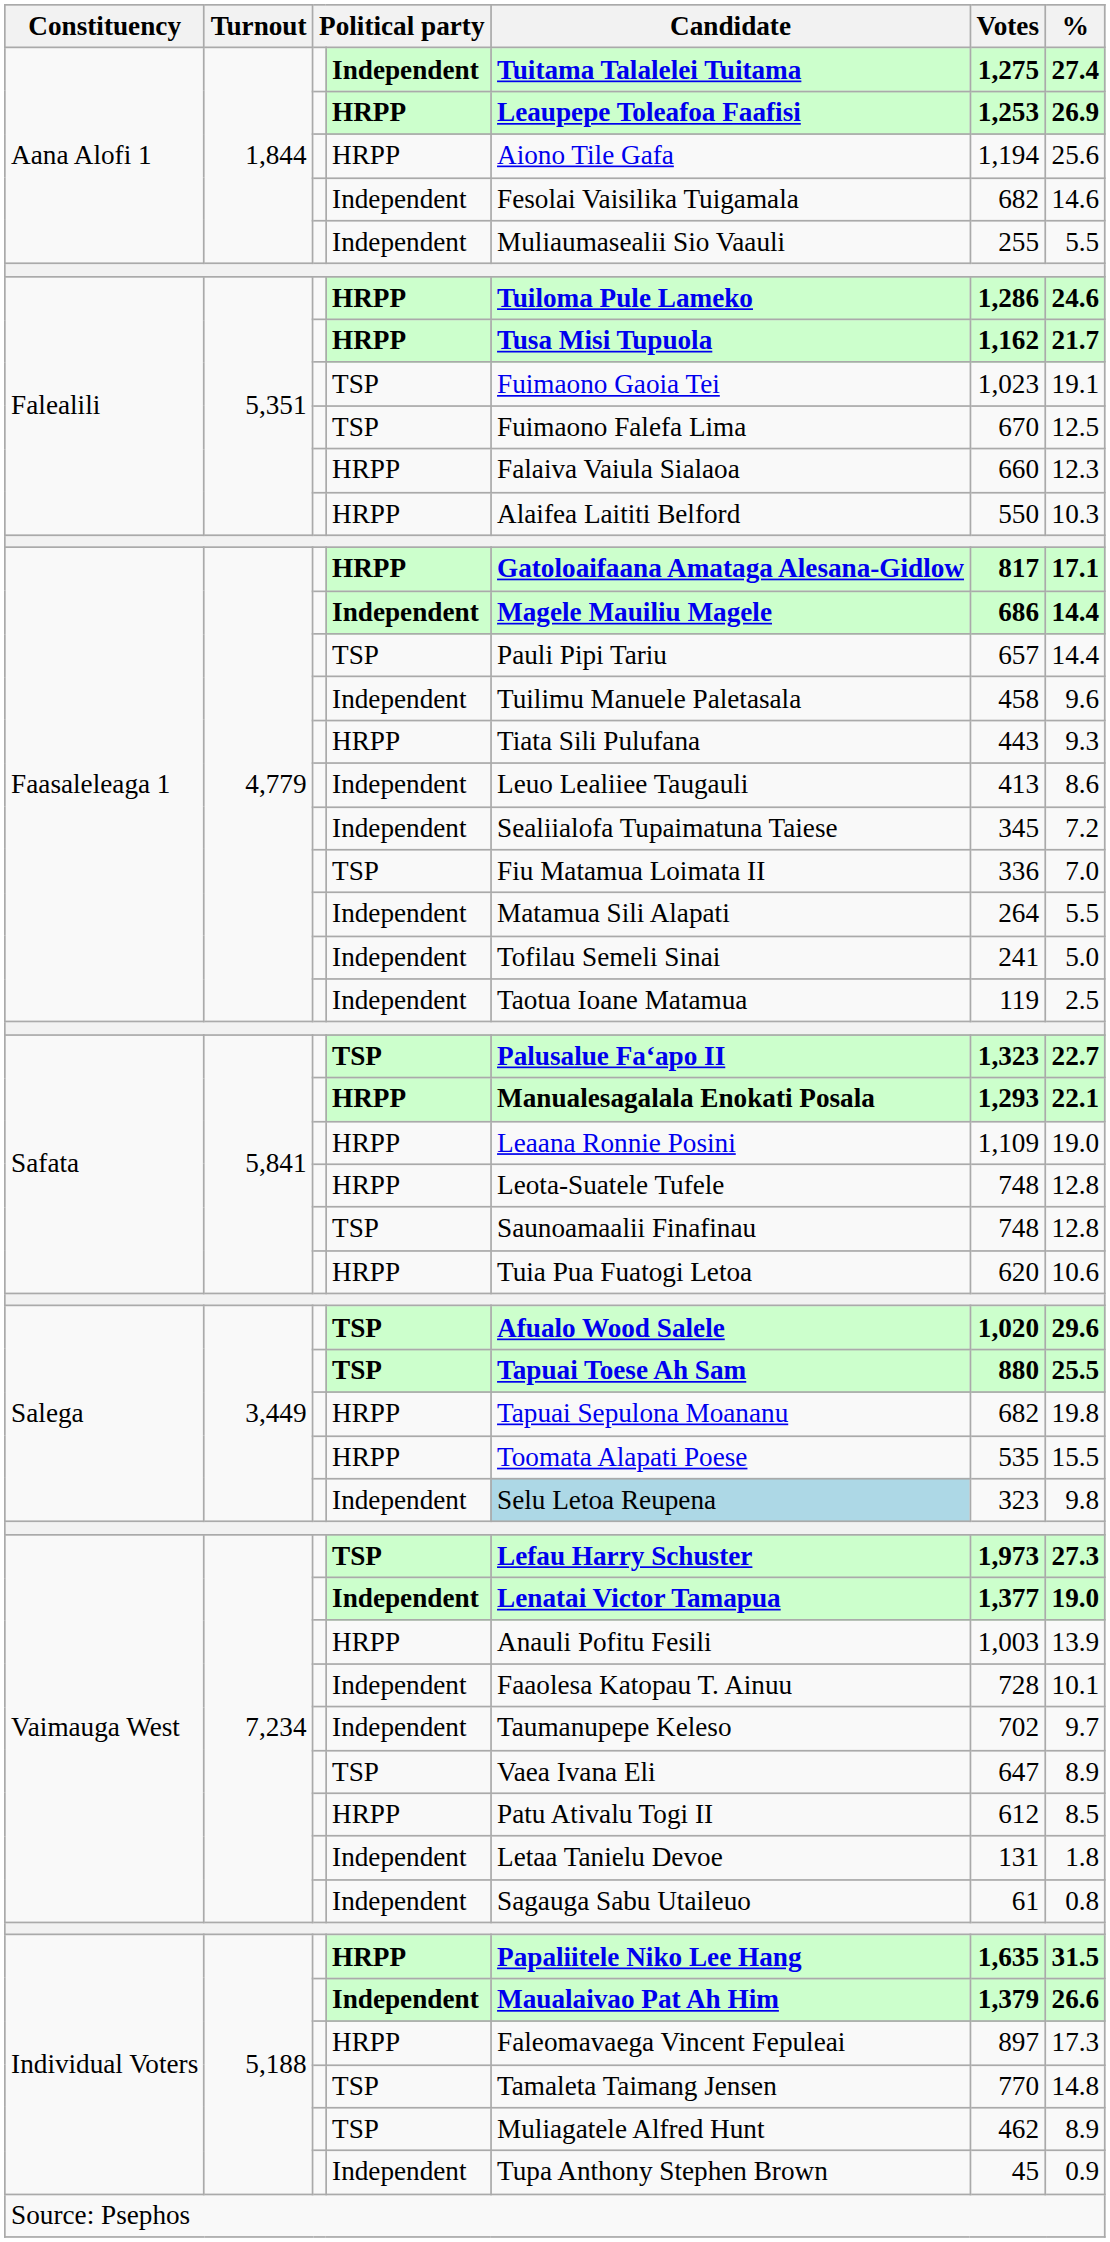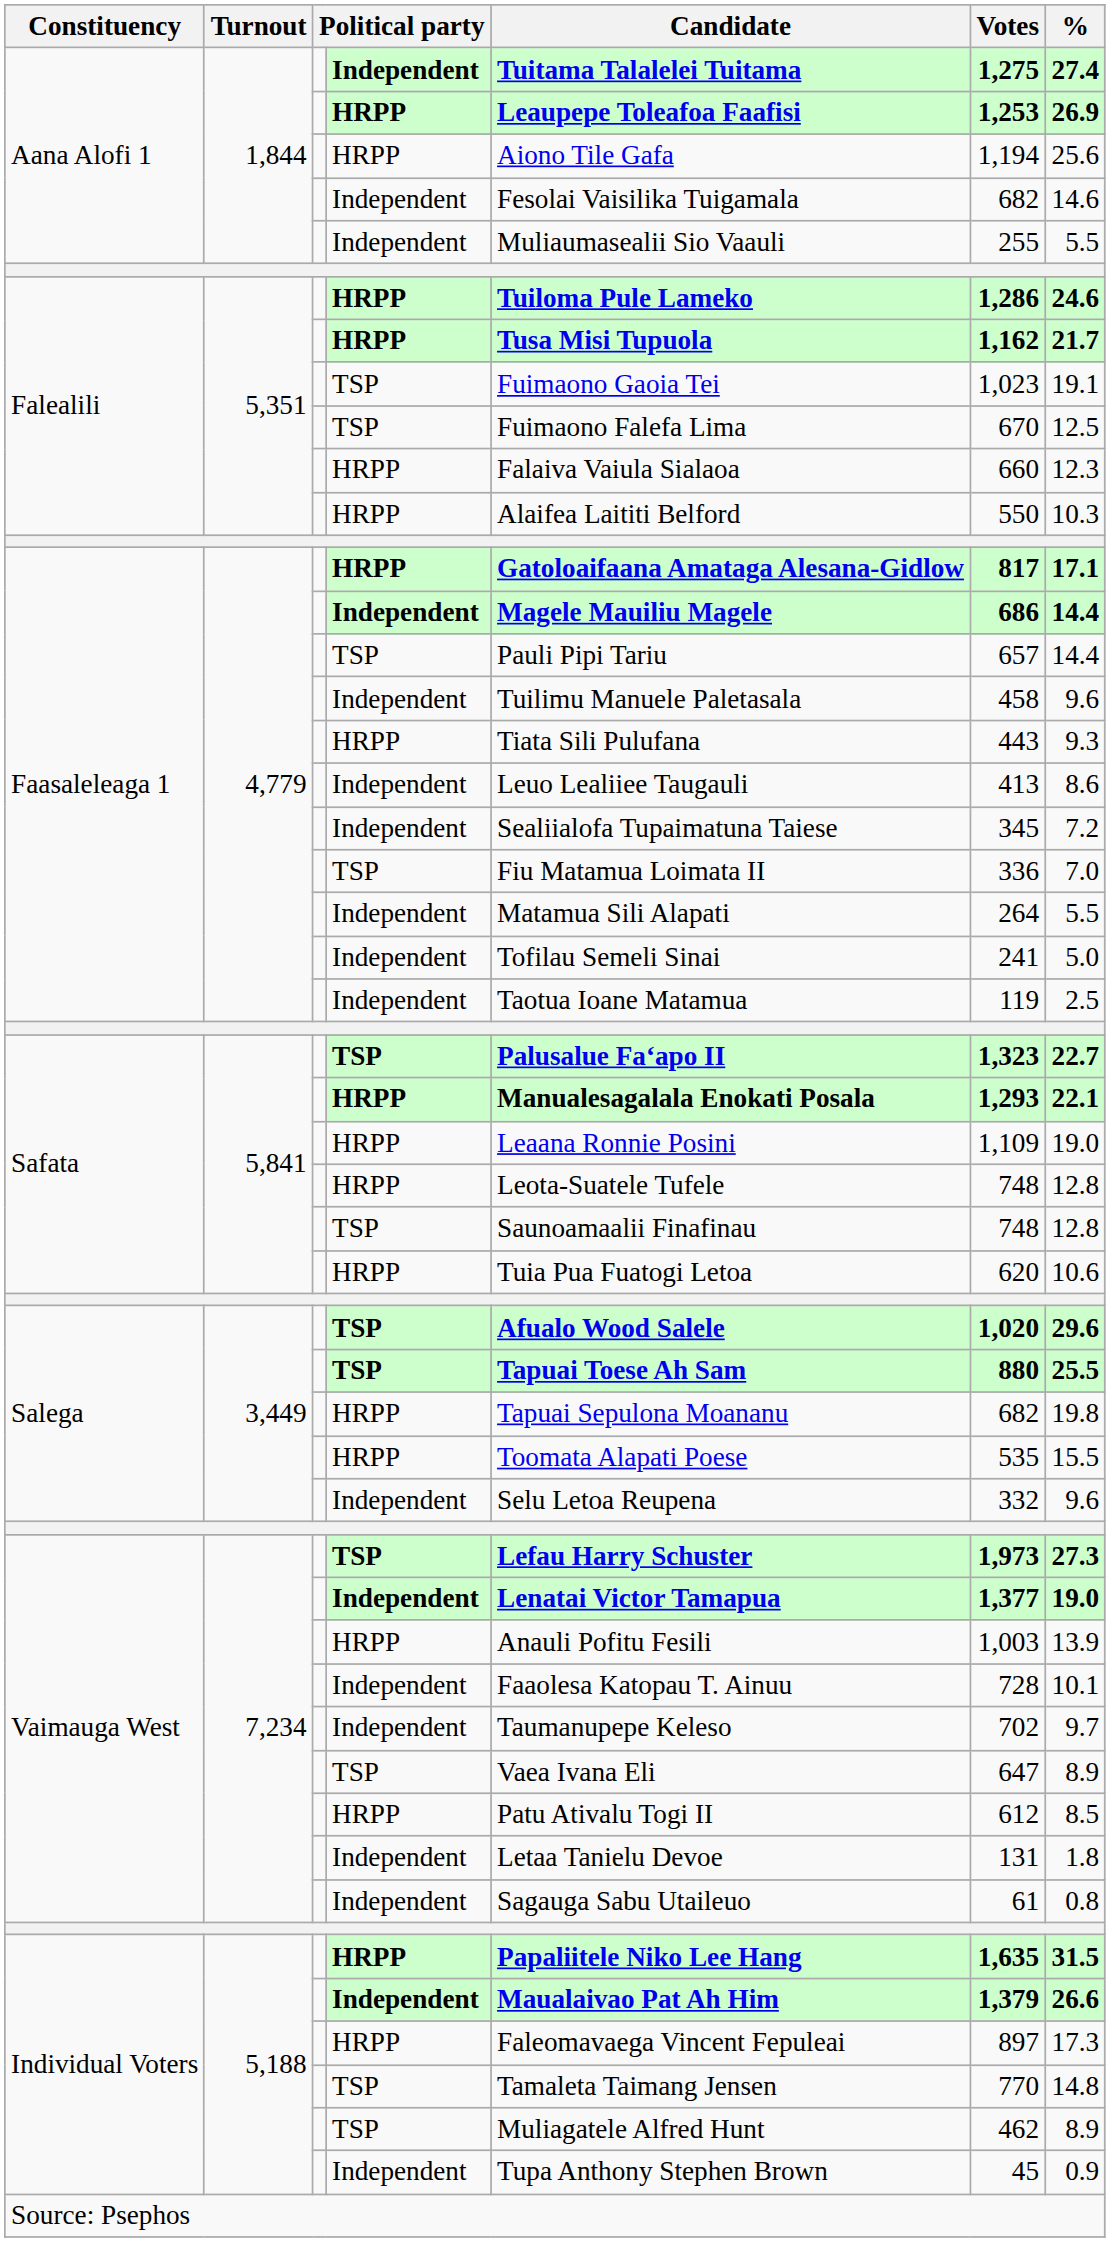(607, 1499) lightblue background -> (607, 1499) no background
(1019, 1499) 323 -> (1019, 1499) 332
(1082, 1499) 9.8 -> (1082, 1499) 9.6
